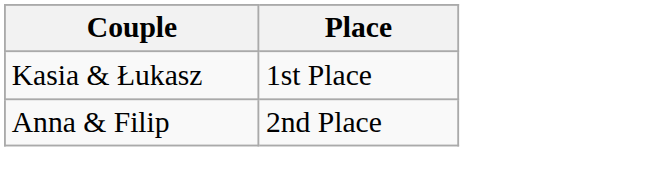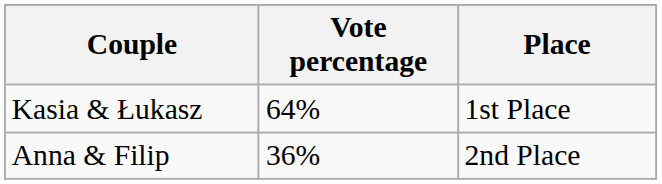+ column: (358, 44)
